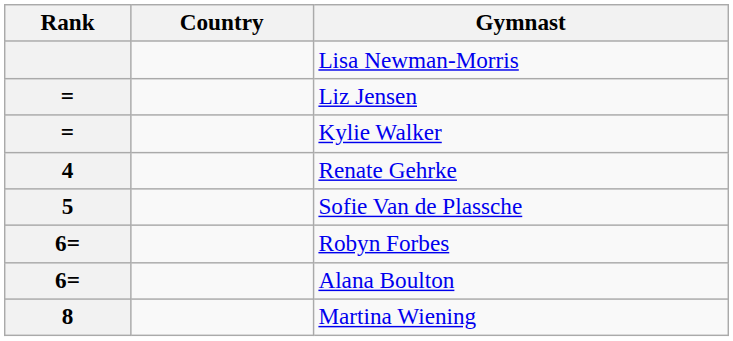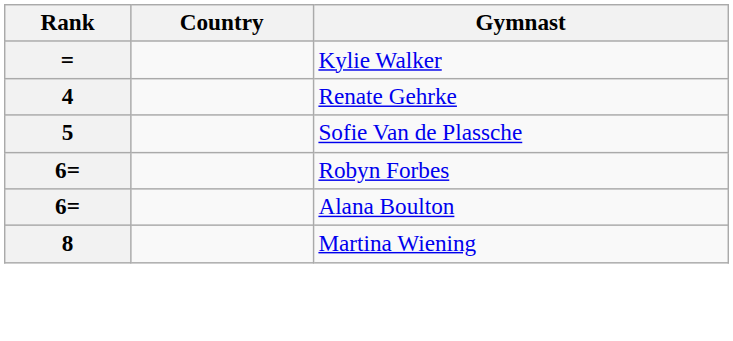- row: (419, 59)
- row: (368, 96)
